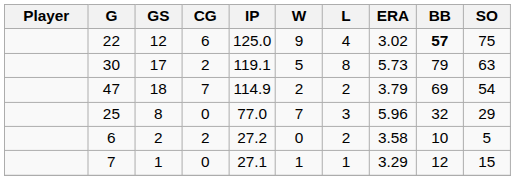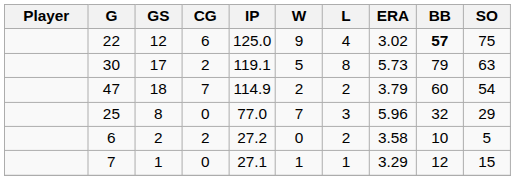(440, 89) 69 -> (440, 89) 60
